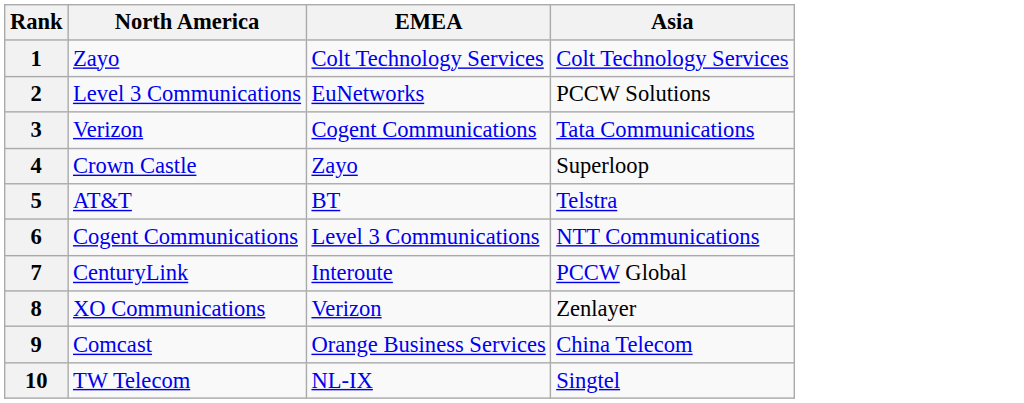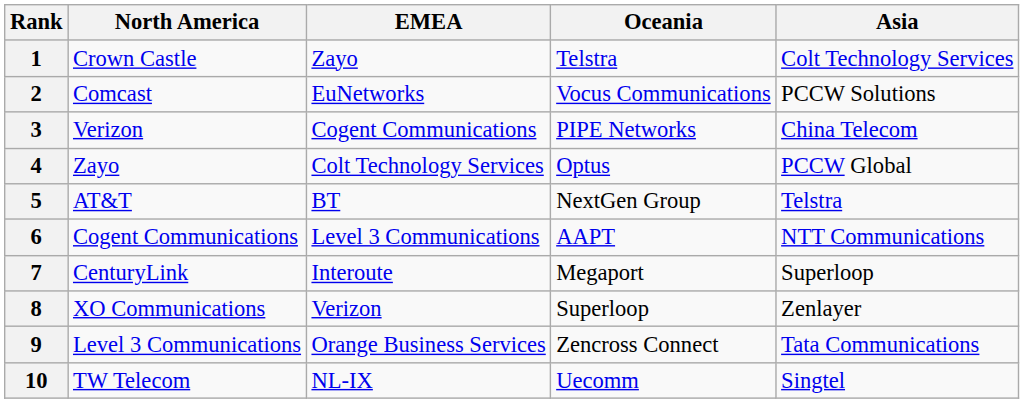+ column: (663, 22)
(96, 58) Zayo -> (135, 58) Crown Castle
(428, 58) Colt Technology Services -> (335, 58) Zayo
(187, 93) Level 3 Communications -> (112, 93) Comcast
(655, 129) Tata Communications -> (849, 129) China Telecom
(135, 165) Crown Castle -> (96, 165) Zayo
(335, 165) Zayo -> (428, 165) Colt Technology Services
(603, 165) Superloop -> (846, 165) PCCW Global
(621, 272) PCCW Global -> (827, 272) Superloop
(112, 344) Comcast -> (187, 344) Level 3 Communications
(624, 344) China Telecom -> (880, 344) Tata Communications
